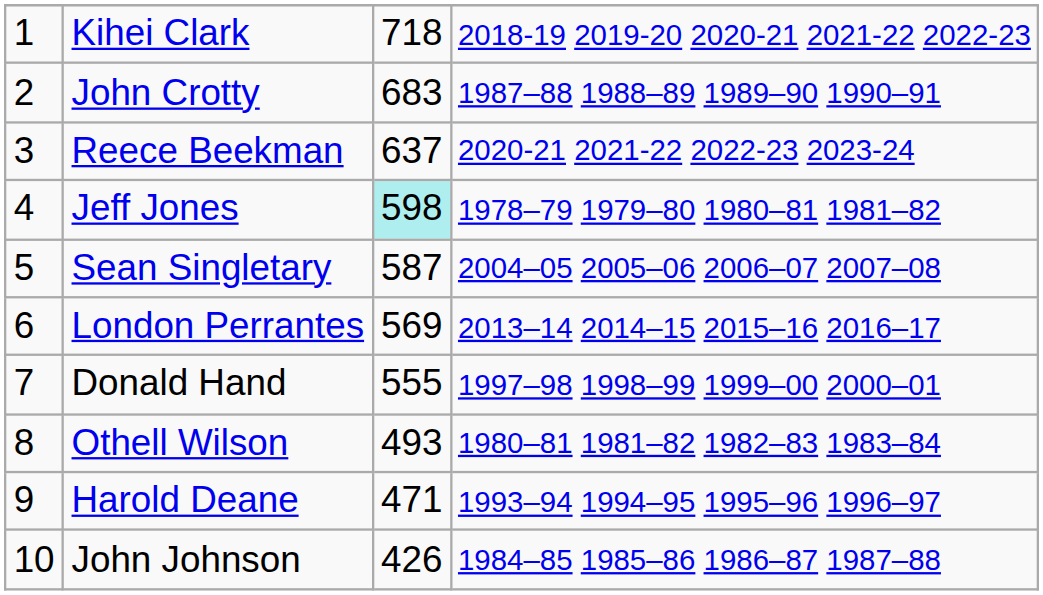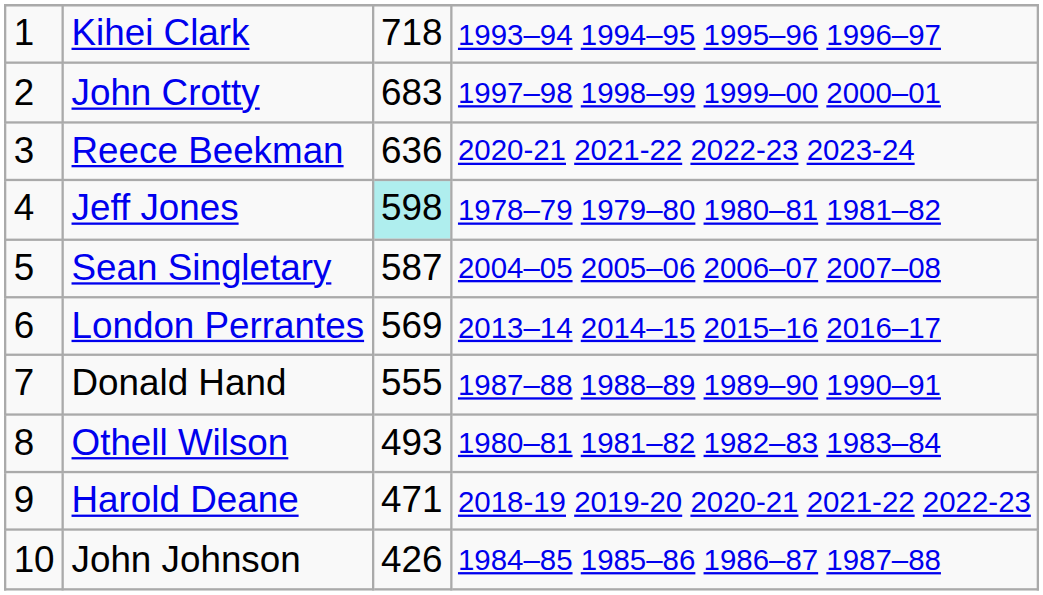(744, 34) 2018-19 2019-20 2020-21 2021-22 2022-23 -> (699, 34) 1993–94 1994–95 1995–96 1996–97
(699, 93) 1987–88 1988–89 1989–90 1990–91 -> (699, 93) 1997–98 1998–99 1999–00 2000–01
(412, 150) 637 -> (412, 150) 636
(699, 385) 1997–98 1998–99 1999–00 2000–01 -> (699, 385) 1987–88 1988–89 1989–90 1990–91
(699, 501) 1993–94 1994–95 1995–96 1996–97 -> (744, 501) 2018-19 2019-20 2020-21 2021-22 2022-23
